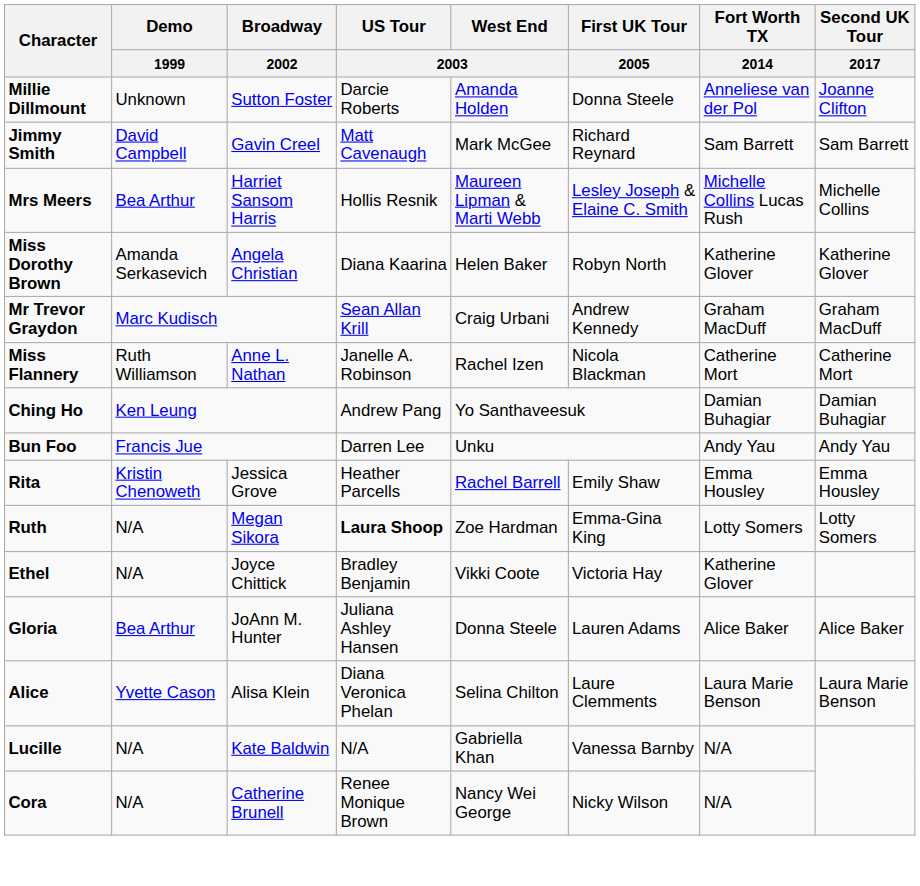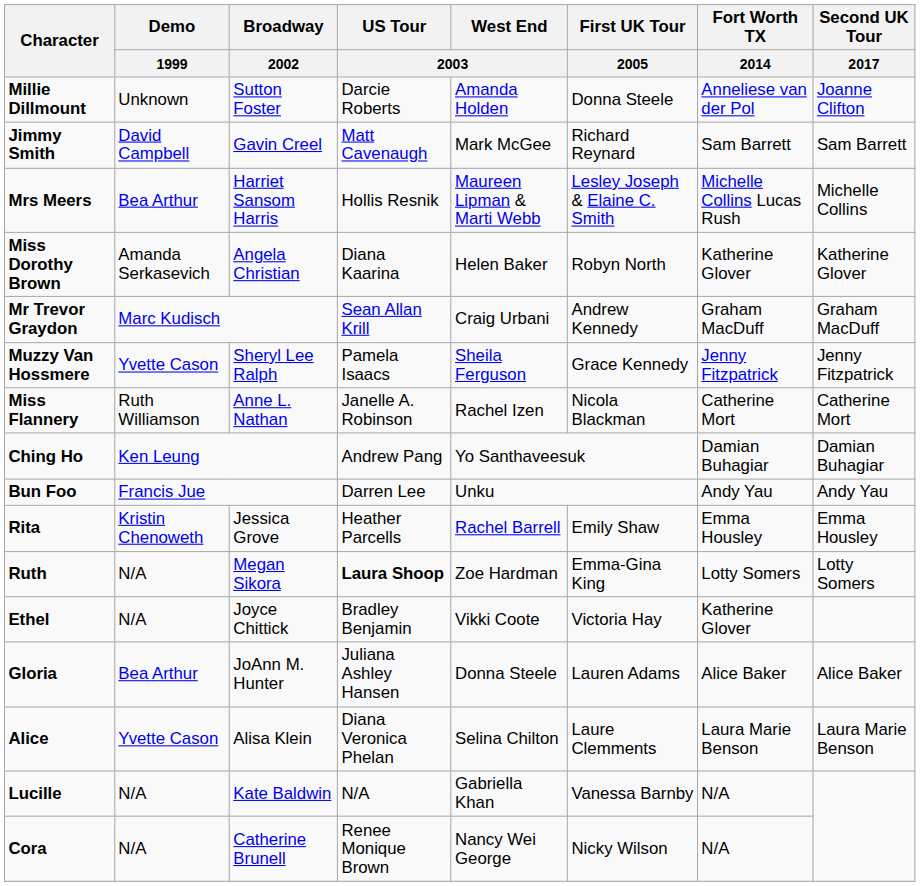+ row: (51, 364)
